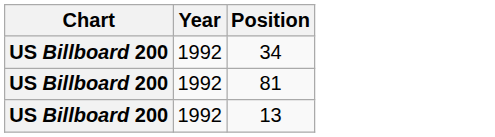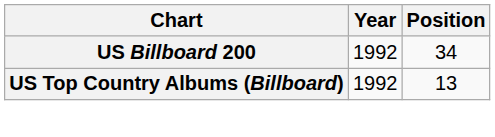- row: (271, 83)
(89, 115) US Billboard 200 -> (176, 83) US Top Country Albums (Billboard)
